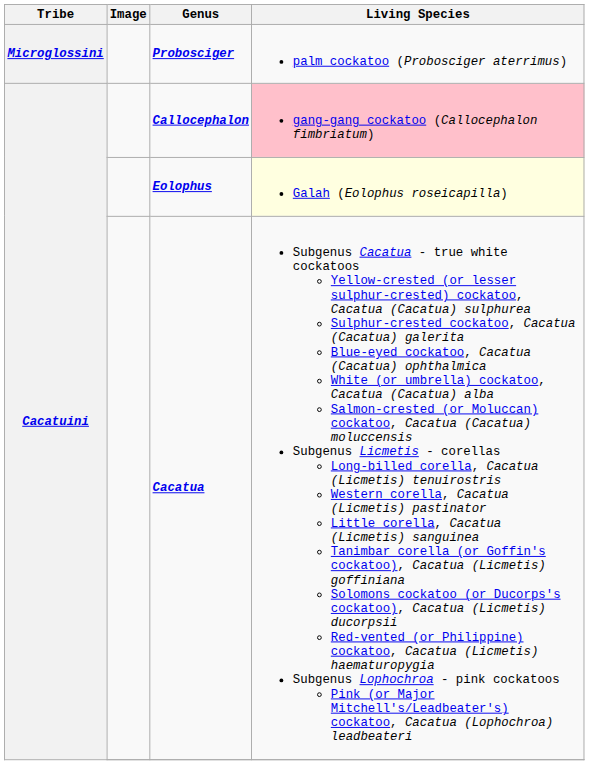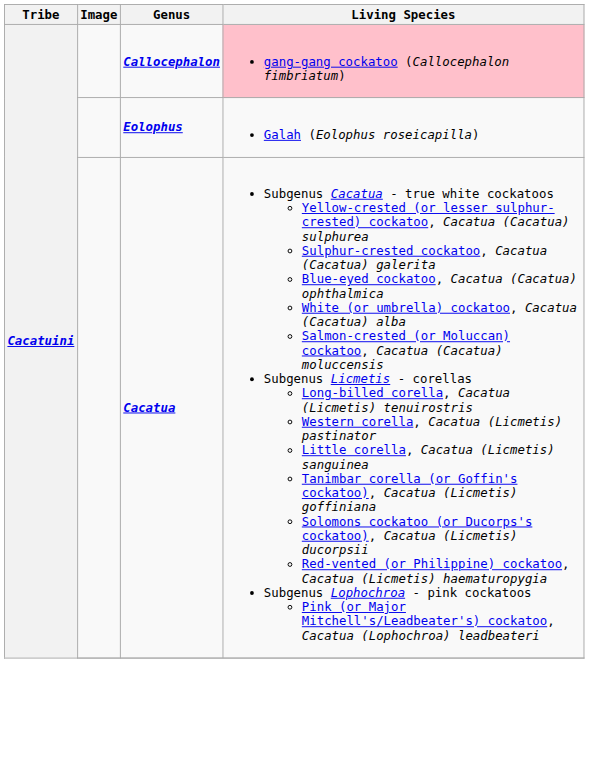- row: (193, 54)
(418, 194) lightyellow background -> (403, 135) no background
